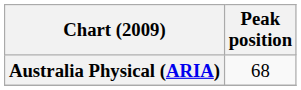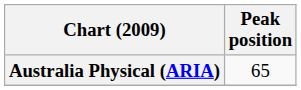(260, 70) 68 -> (260, 70) 65
